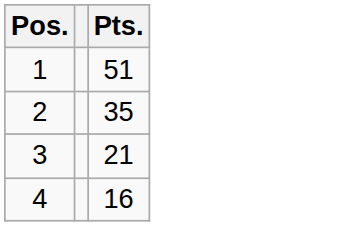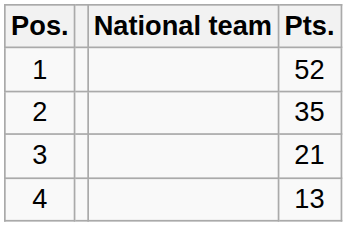+ column: (183, 26)
(119, 69) 51 -> (309, 69) 52
(119, 198) 16 -> (309, 198) 13
